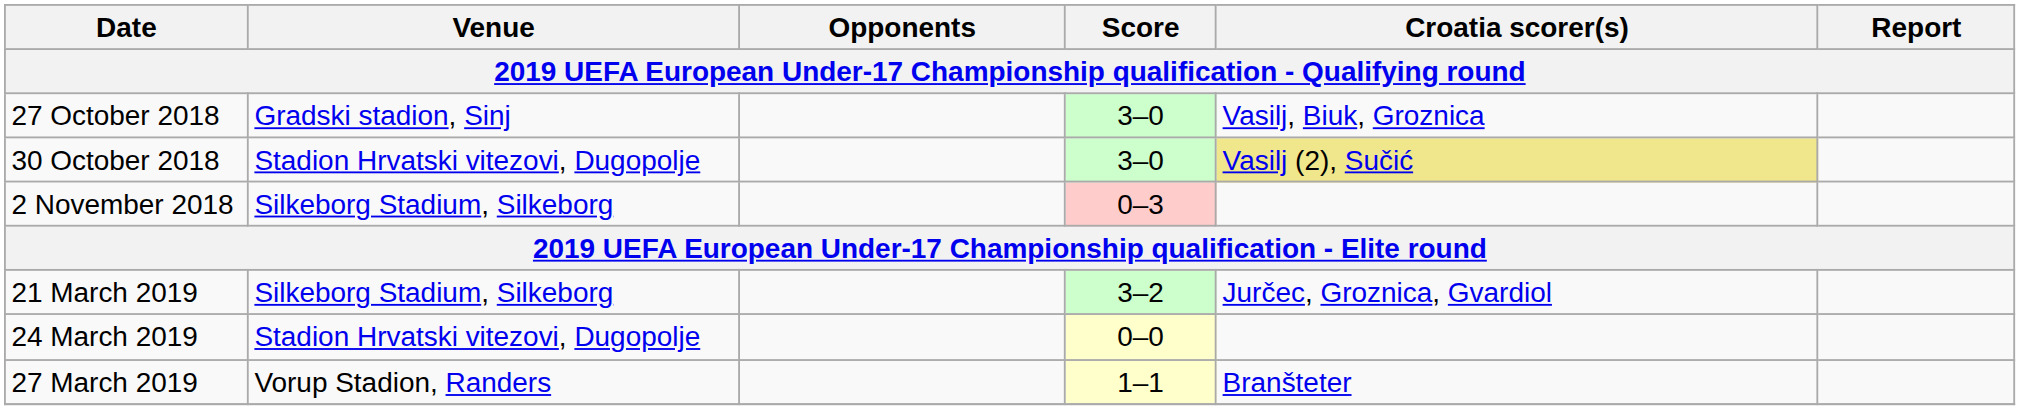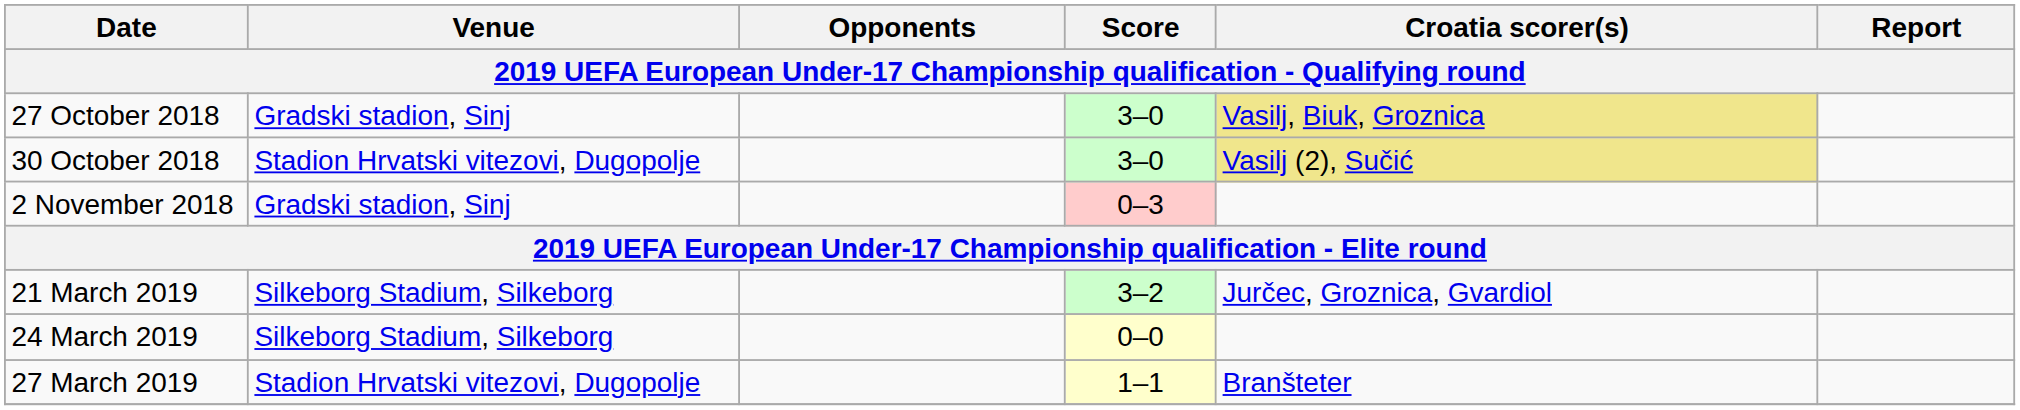(1354, 116) no background -> (1354, 116) khaki background
(434, 204) Silkeborg Stadium, Silkeborg -> (383, 204) Gradski stadion, Sinj
(477, 337) Stadion Hrvatski vitezovi, Dugopolje -> (434, 337) Silkeborg Stadium, Silkeborg
(403, 381) Vorup Stadion, Randers -> (477, 381) Stadion Hrvatski vitezovi, Dugopolje
